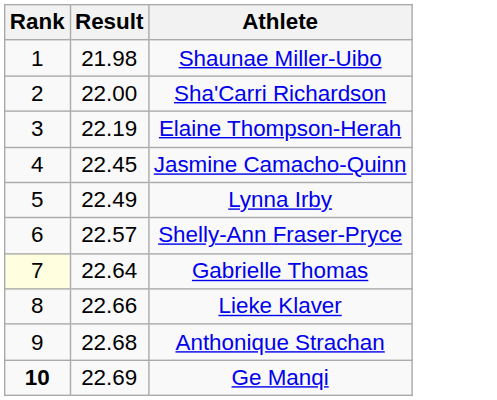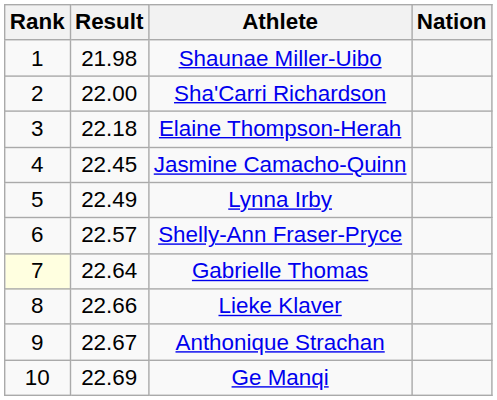+ column: (452, 22)
(109, 128) 22.19 -> (109, 128) 22.18
(109, 341) 22.68 -> (109, 341) 22.67
(37, 377) bold -> (37, 377) normal
